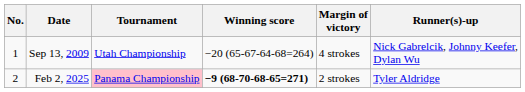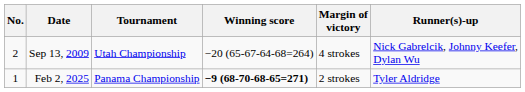(15, 53) 1 -> (15, 53) 2
(15, 78) 2 -> (15, 78) 1
(147, 78) pink background -> (147, 78) no background
